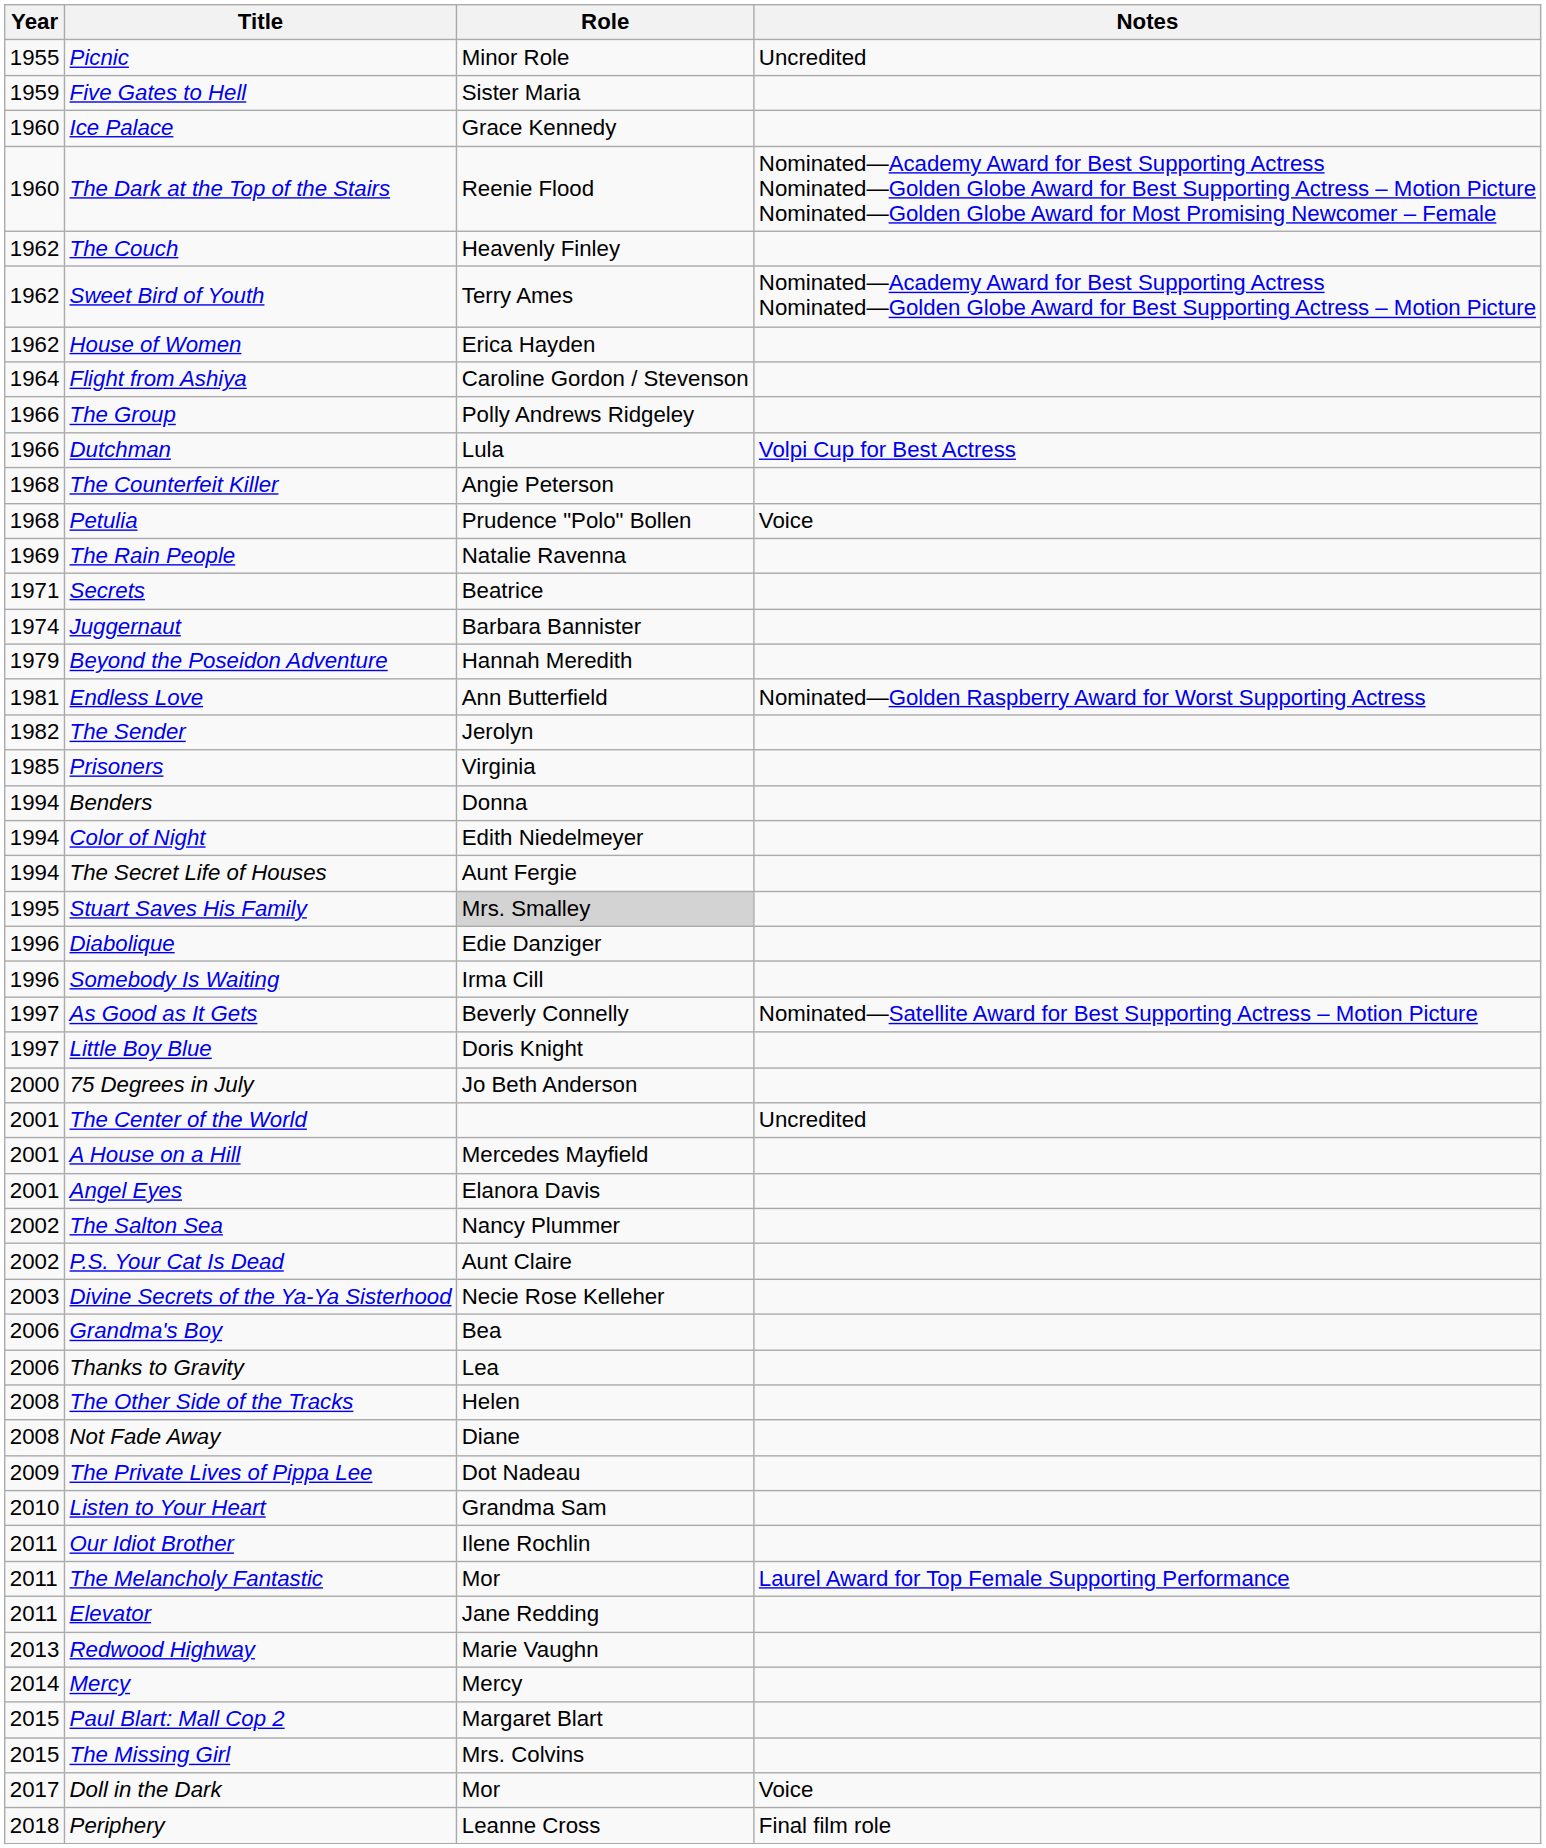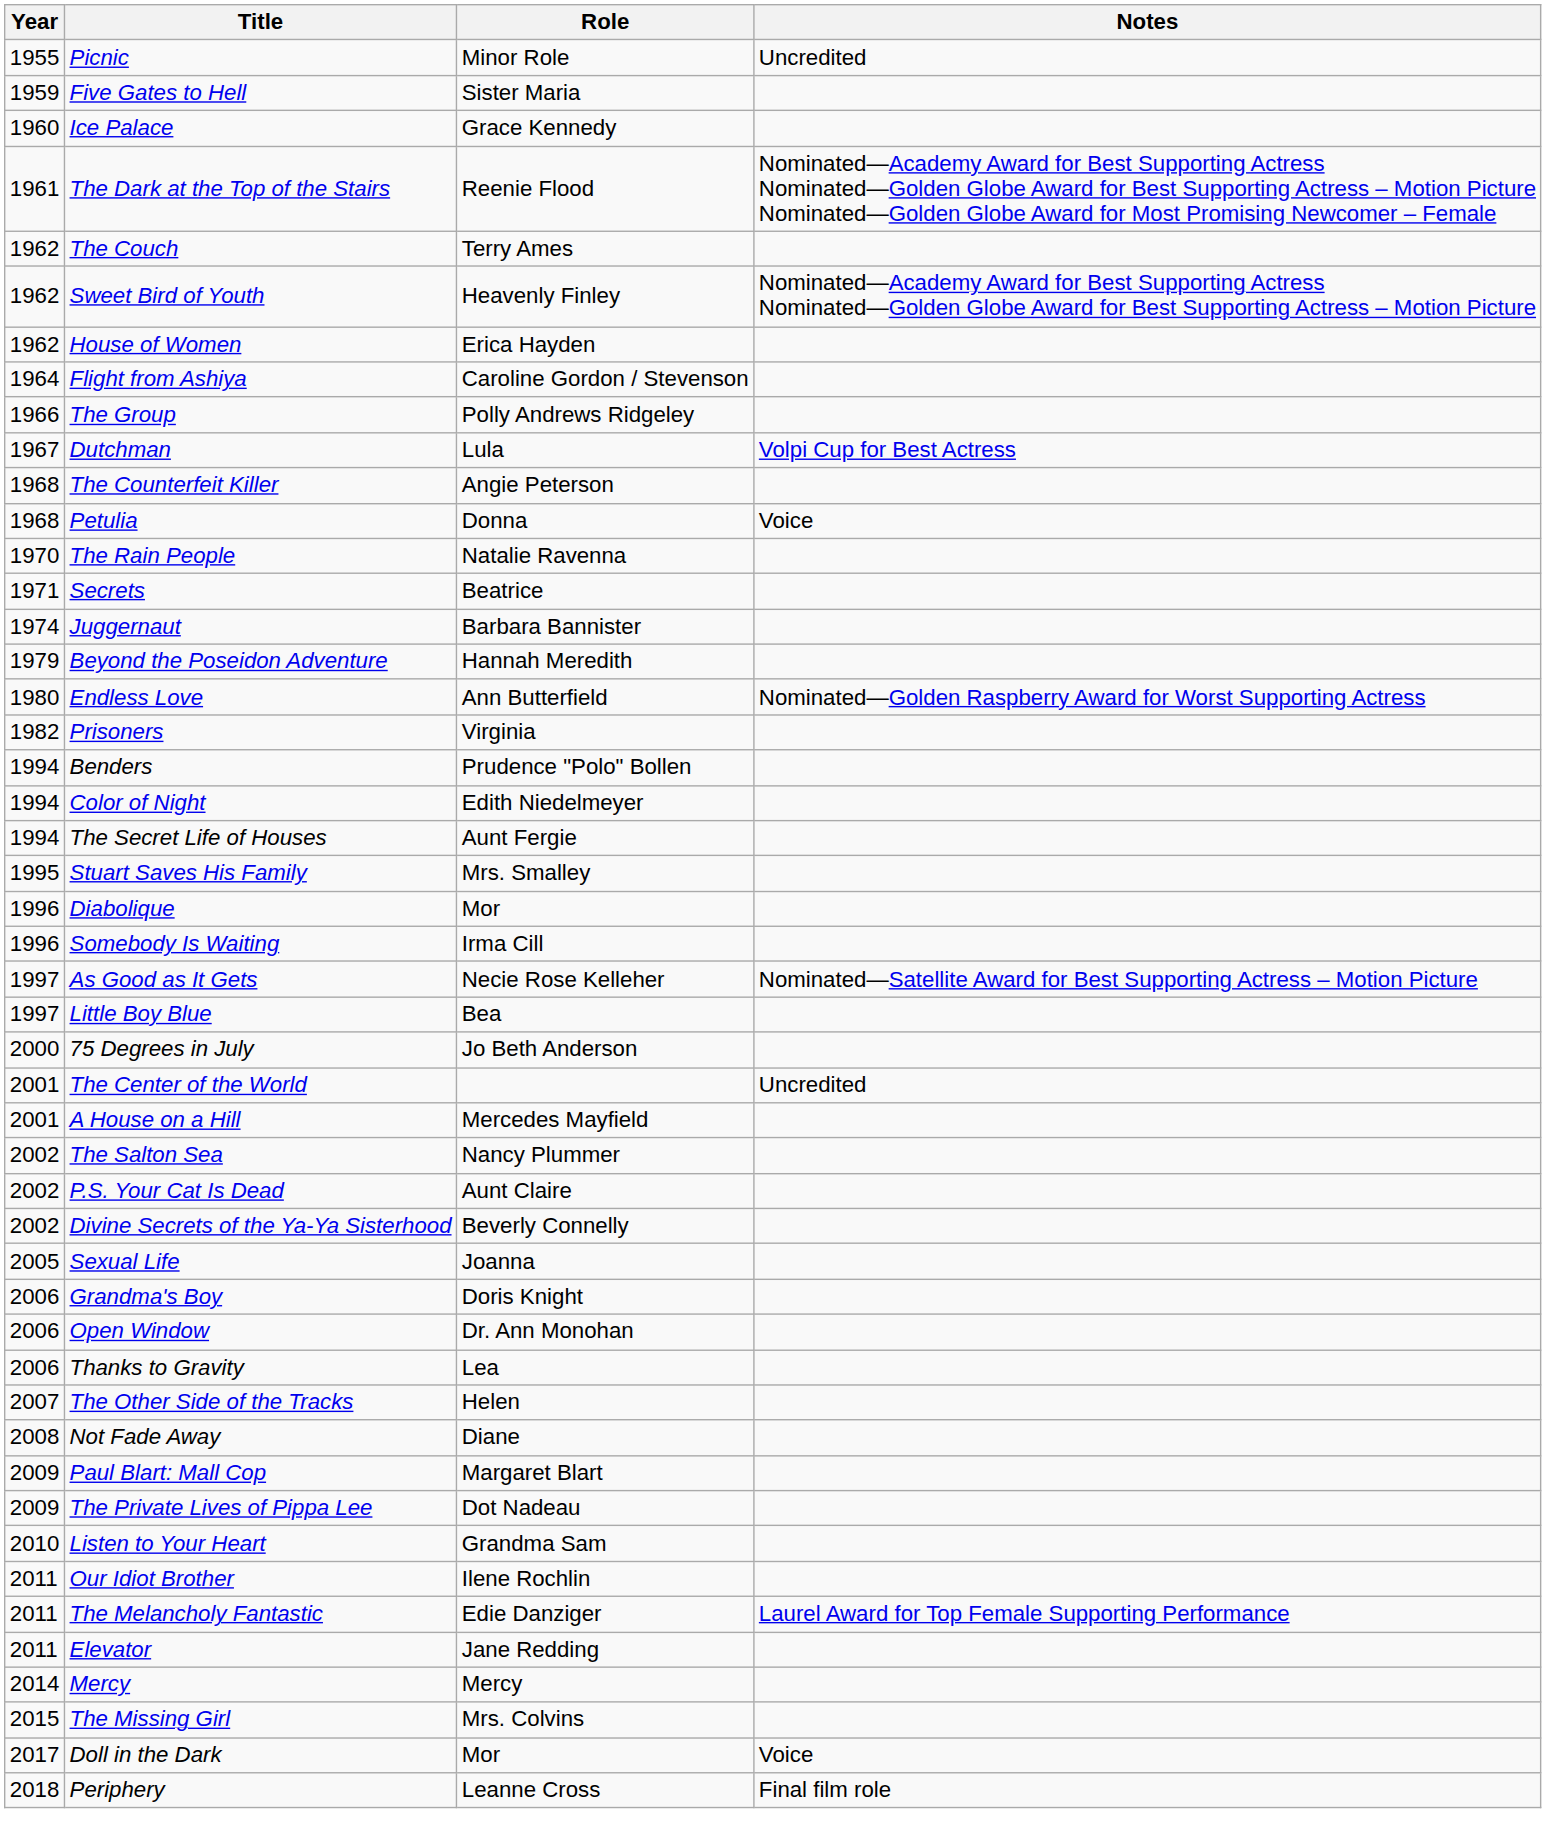(35, 188) 1960 -> (35, 188) 1961
(541, 248) Heavenly Finley -> (517, 248) Terry Ames
(517, 296) Terry Ames -> (541, 296) Heavenly Finley
(35, 449) 1966 -> (35, 449) 1967
(577, 520) Prudence "Polo" Bollen -> (495, 520) Donna
(35, 555) 1969 -> (35, 555) 1970
(35, 696) 1981 -> (35, 696) 1980
- row: (128, 732)
(35, 767) 1985 -> (35, 732) 1982
(495, 802) Donna -> (577, 767) Prudence "Polo" Bollen
(526, 908) lightgrey background -> (526, 873) no background
(532, 943) Edie Danziger -> (481, 908) Mor
(545, 1014) Beverly Connelly -> (563, 978) Necie Rose Kelleher
(522, 1049) Doris Knight -> (482, 1014) Bea
- row: (126, 1190)
(35, 1296) 2003 -> (35, 1225) 2002
(563, 1296) Necie Rose Kelleher -> (545, 1225) Beverly Connelly
+ row: (125, 1261)
(482, 1331) Bea -> (522, 1296) Doris Knight
+ row: (139, 1331)
(35, 1402) 2008 -> (35, 1402) 2007
+ row: (168, 1472)
(481, 1578) Mor -> (532, 1613) Edie Danziger
- row: (162, 1649)
- row: (177, 1719)
